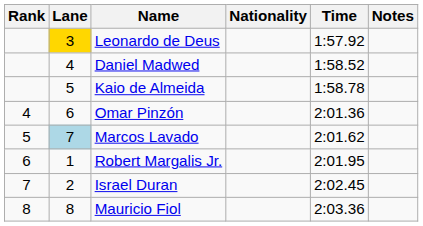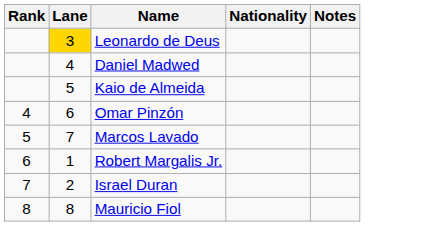- column: (339, 16)
(70, 137) lightblue background -> (70, 137) no background
